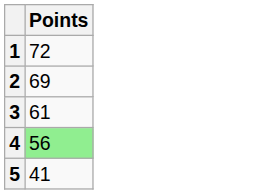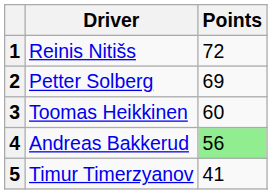+ column: (111, 20)
(40, 113) 61 -> (213, 113) 60
